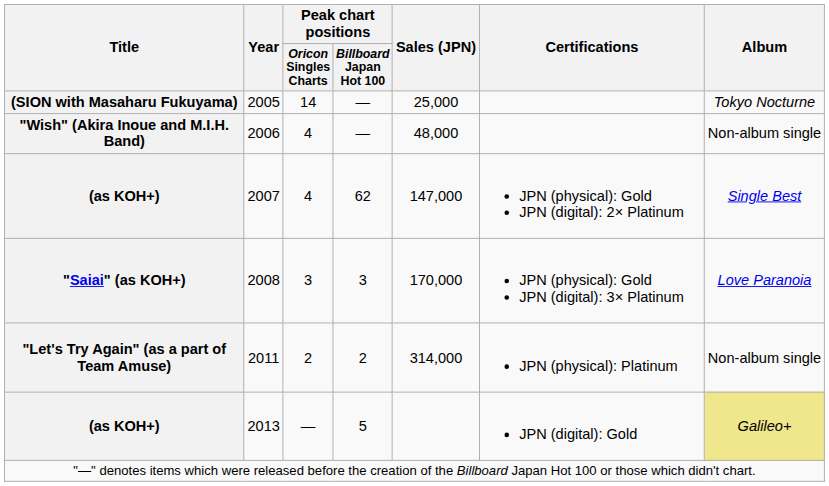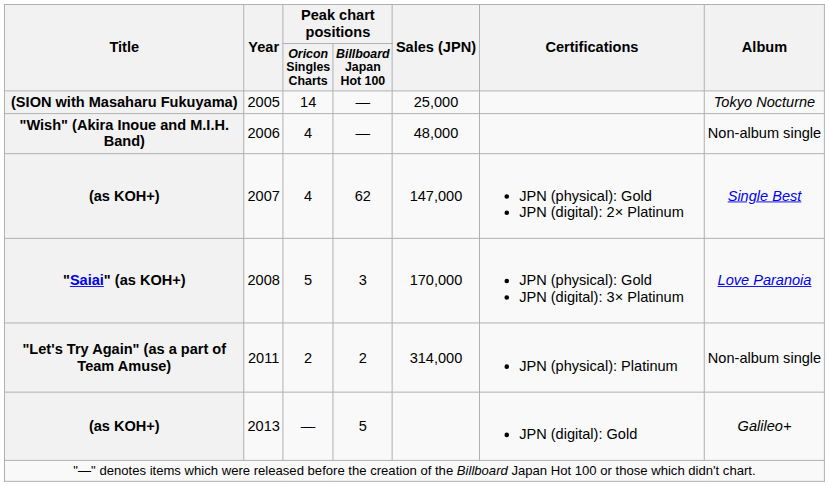(308, 280) 3 -> (308, 280) 5
(765, 426) khaki background -> (765, 426) no background
